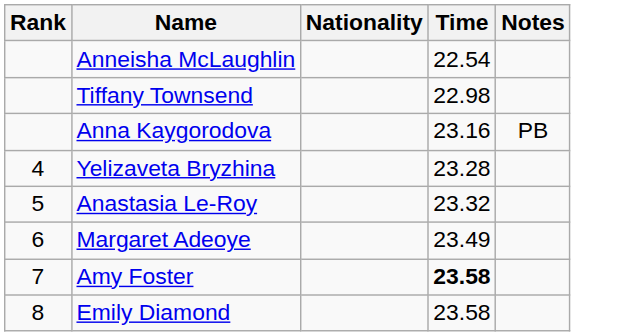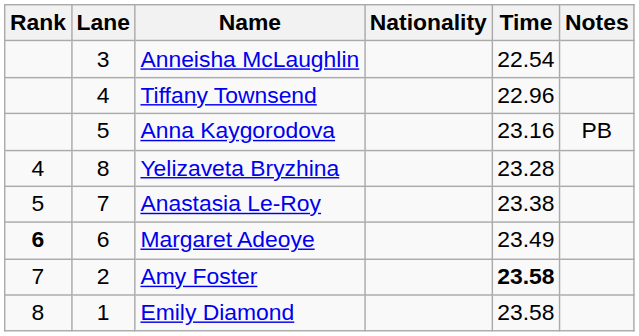+ column: (103, 22)
(462, 95) 22.98 -> (526, 95) 22.96
(462, 204) 23.32 -> (526, 204) 23.38
(38, 240) normal -> (38, 240) bold
